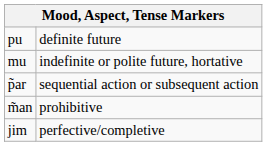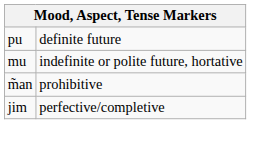- row: (17, 84)
